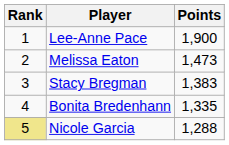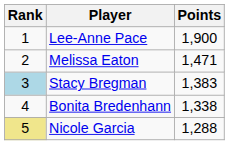(199, 60) 1,473 -> (199, 60) 1,471
(25, 83) no background -> (25, 83) lightblue background
(199, 106) 1,335 -> (199, 106) 1,338
